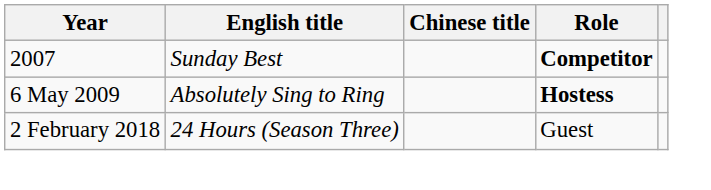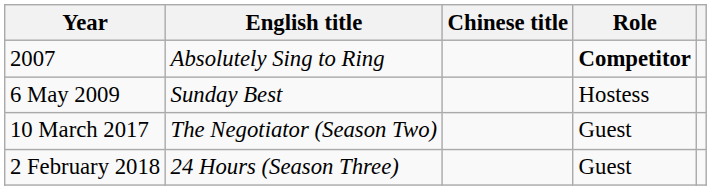(226, 58) Sunday Best -> (278, 58) Absolutely Sing to Ring
(278, 94) Absolutely Sing to Ring -> (226, 94) Sunday Best
(577, 94) bold -> (614, 94) normal
+ row: (79, 130)
